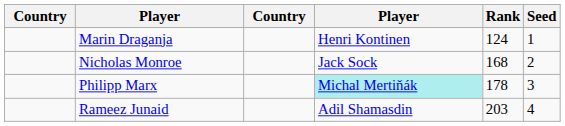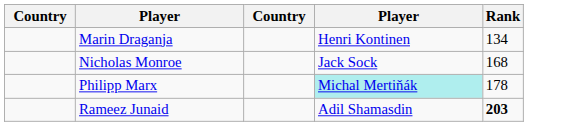- column: (542, 16)
(497, 39) 124 -> (497, 39) 134
(497, 109) normal -> (497, 109) bold
